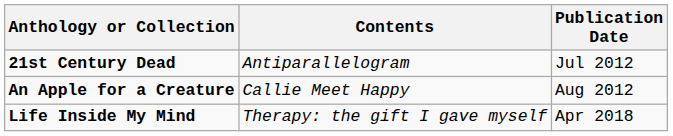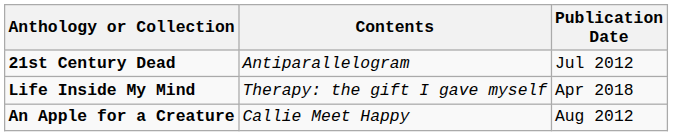rows swapped: (122, 90) <-> (102, 117)
